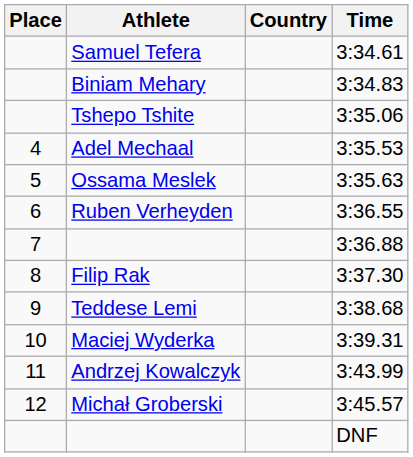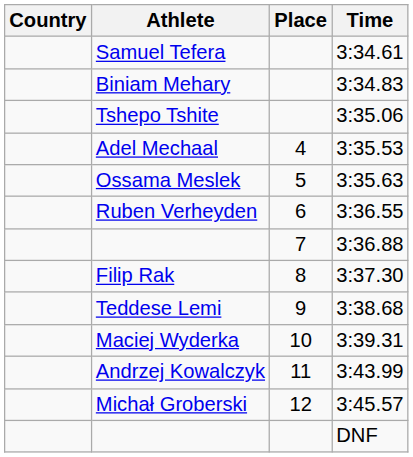columns swapped: (36, 20) <-> (288, 20)
